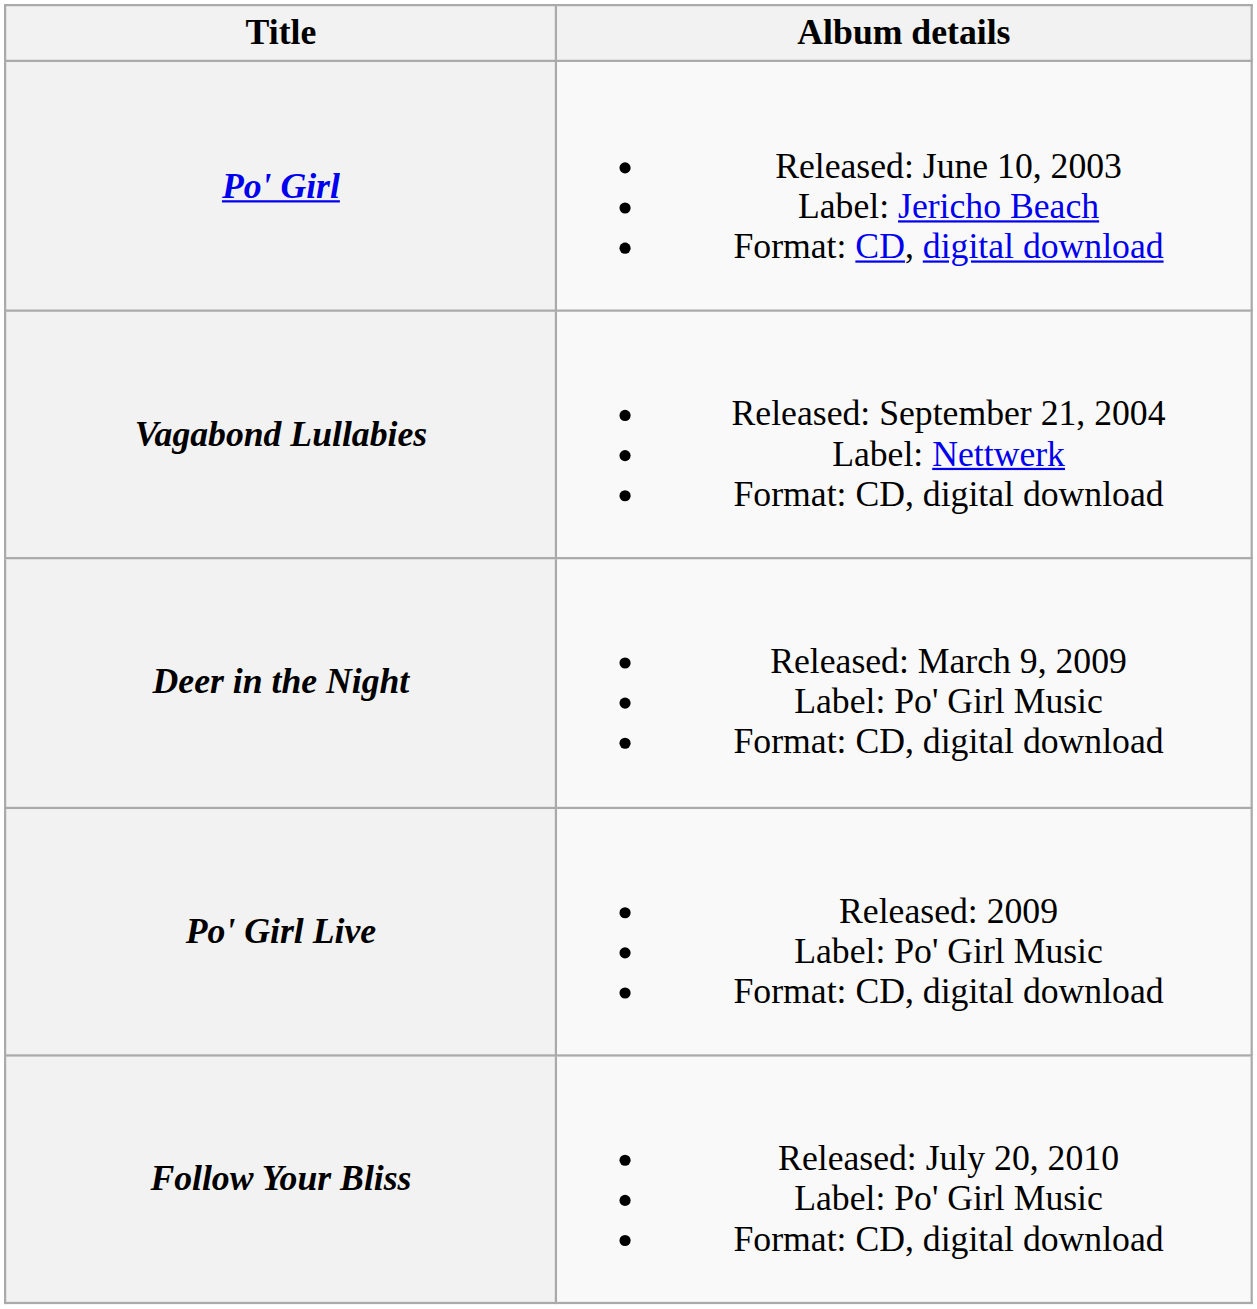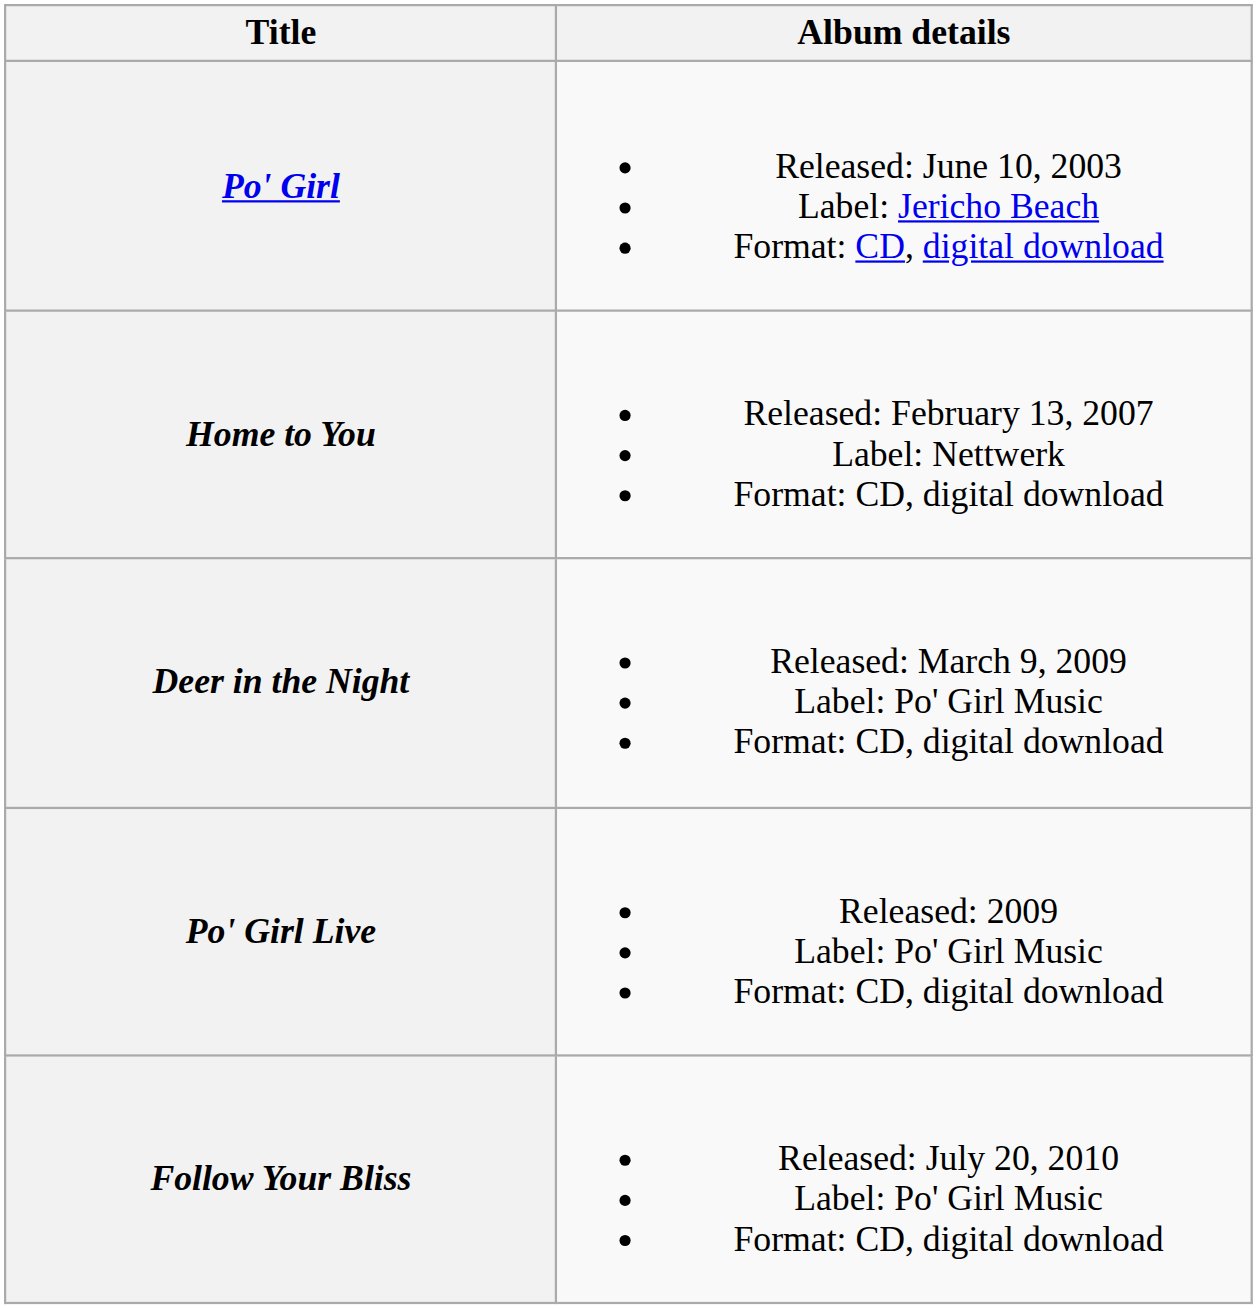- row: (281, 433)
+ row: (281, 433)
